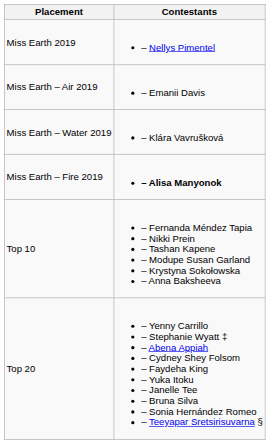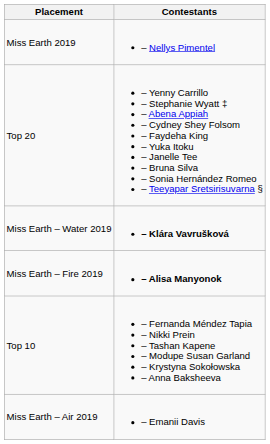rows swapped: (52, 87) <-> (21, 369)
(189, 138) normal -> (189, 234) bold
